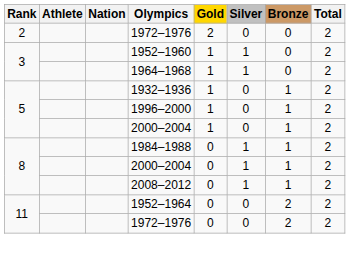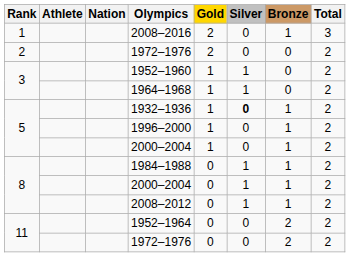+ row: (22, 33)
(246, 90) normal -> (246, 109) bold
